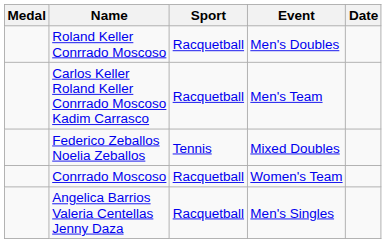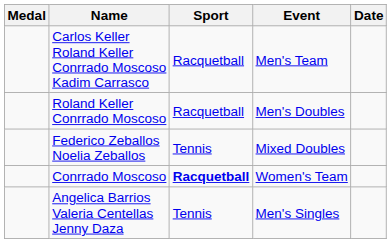rows swapped: (109, 96) <-> (109, 44)
(208, 177) normal -> (211, 177) bold
(208, 213) Racquetball -> (192, 213) Tennis
